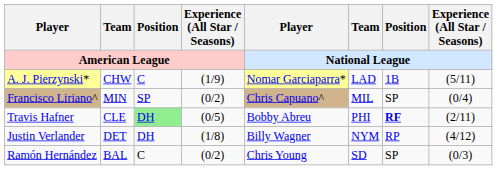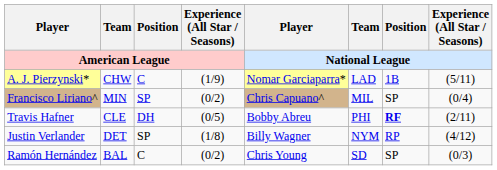(146, 117) lightgreen background -> (146, 117) no background
(146, 136) DH -> (144, 136) SP
